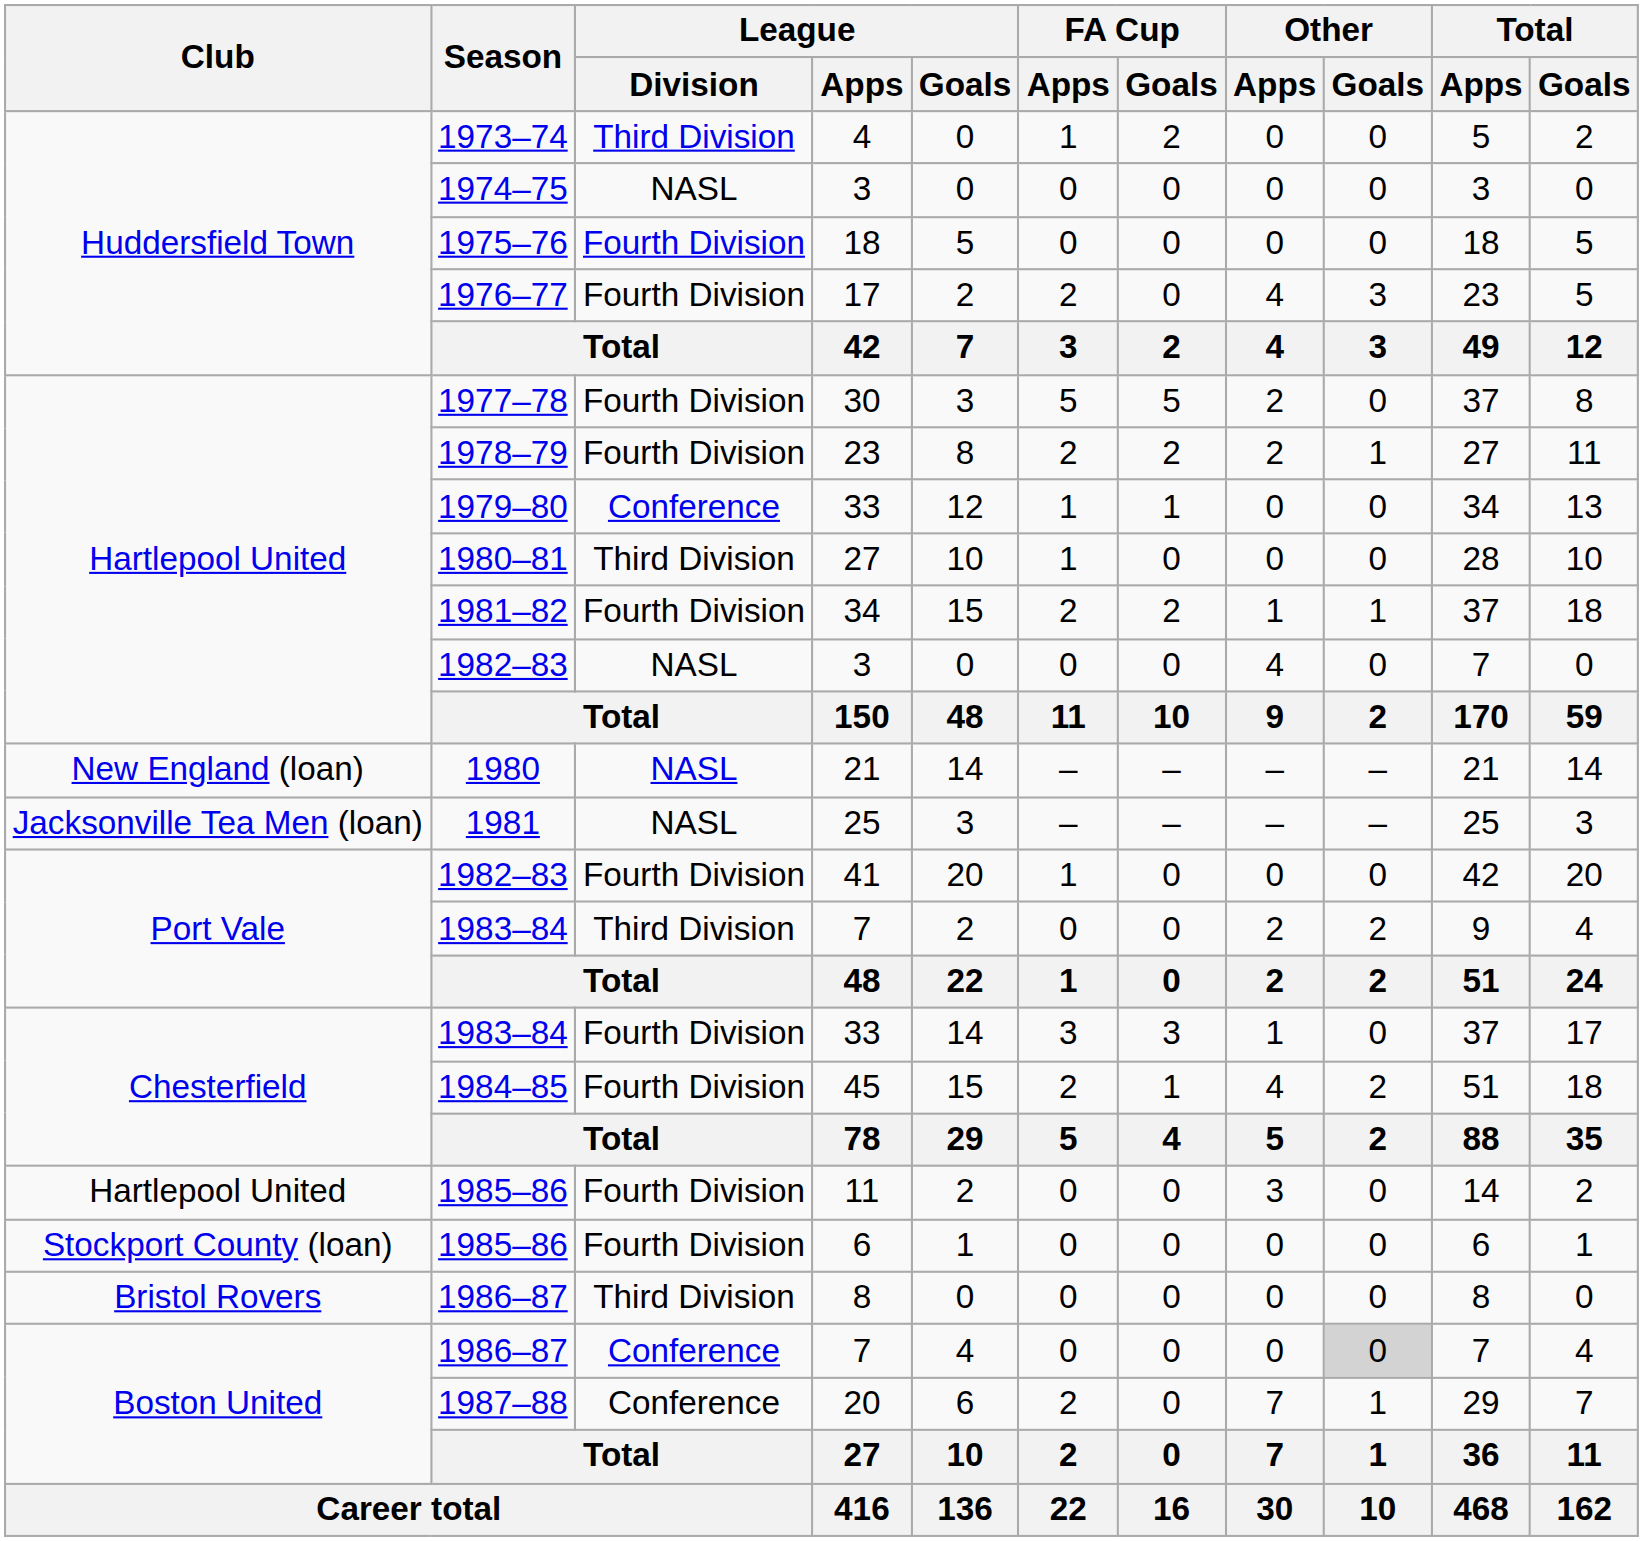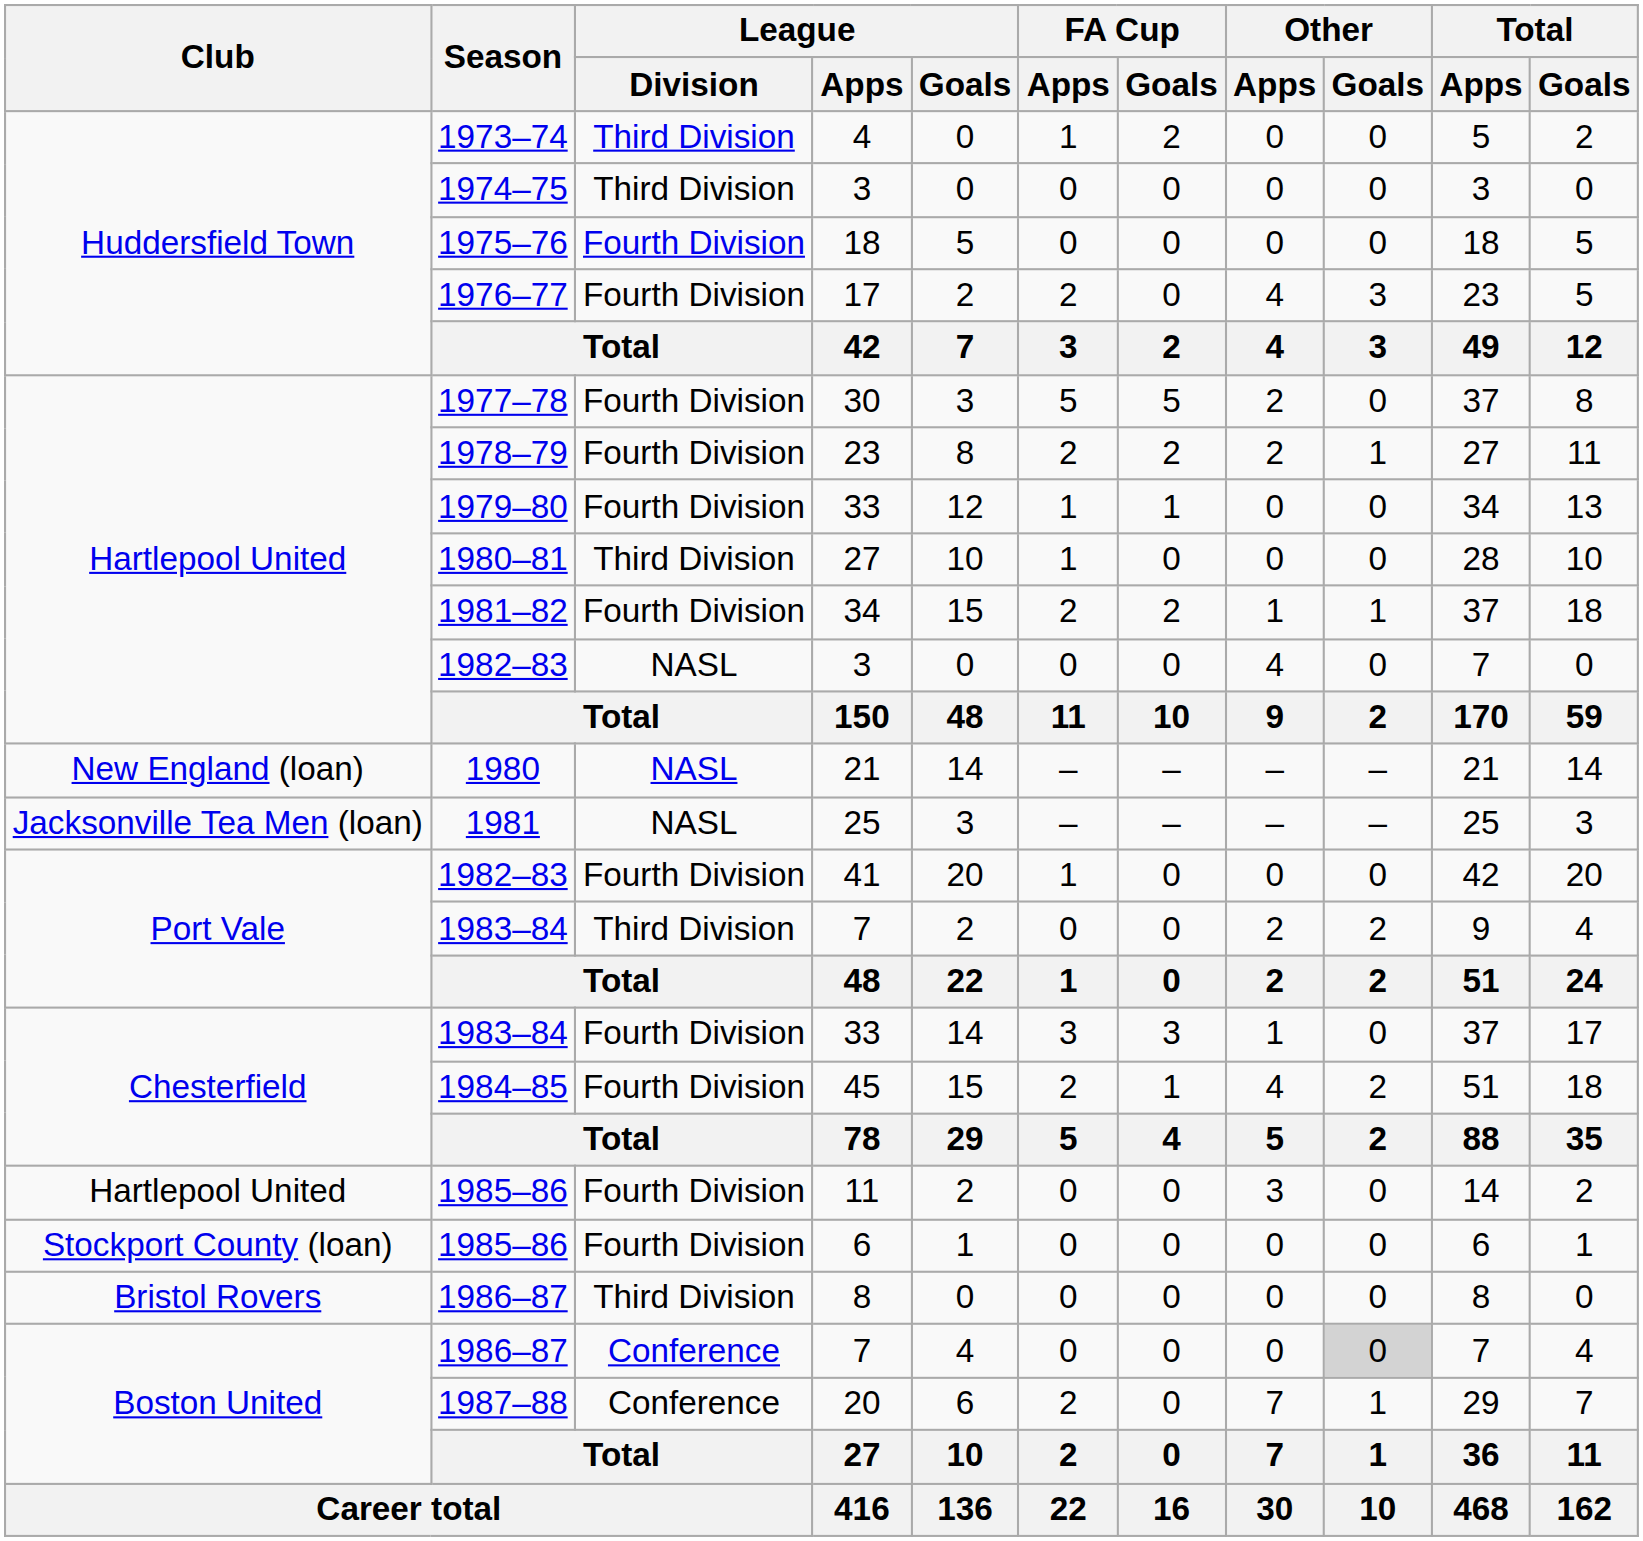(694, 189) NASL -> (694, 189) Third Division
(694, 505) Conference -> (694, 505) Fourth Division
